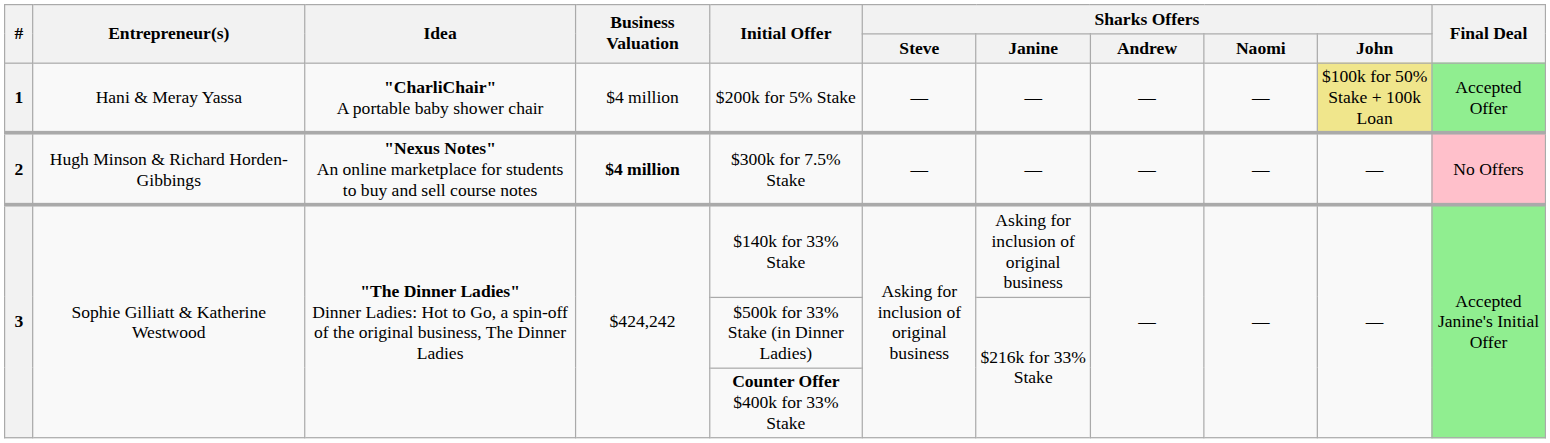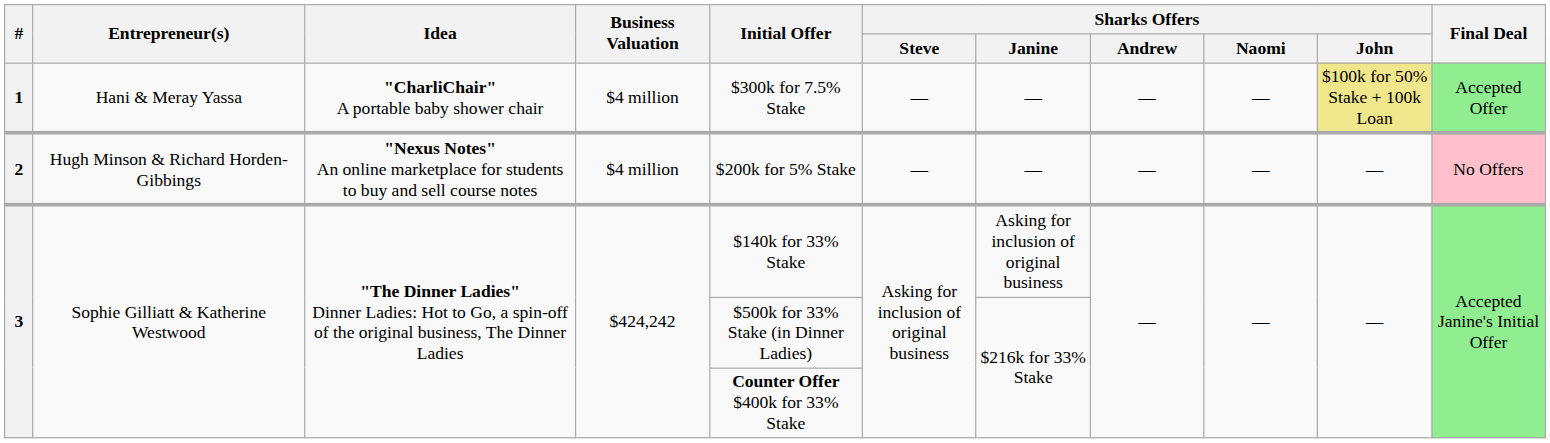(786, 98) $200k for 5% Stake -> (786, 98) $300k for 7.5% Stake
(642, 169) bold -> (642, 169) normal
(786, 169) $300k for 7.5% Stake -> (786, 169) $200k for 5% Stake
